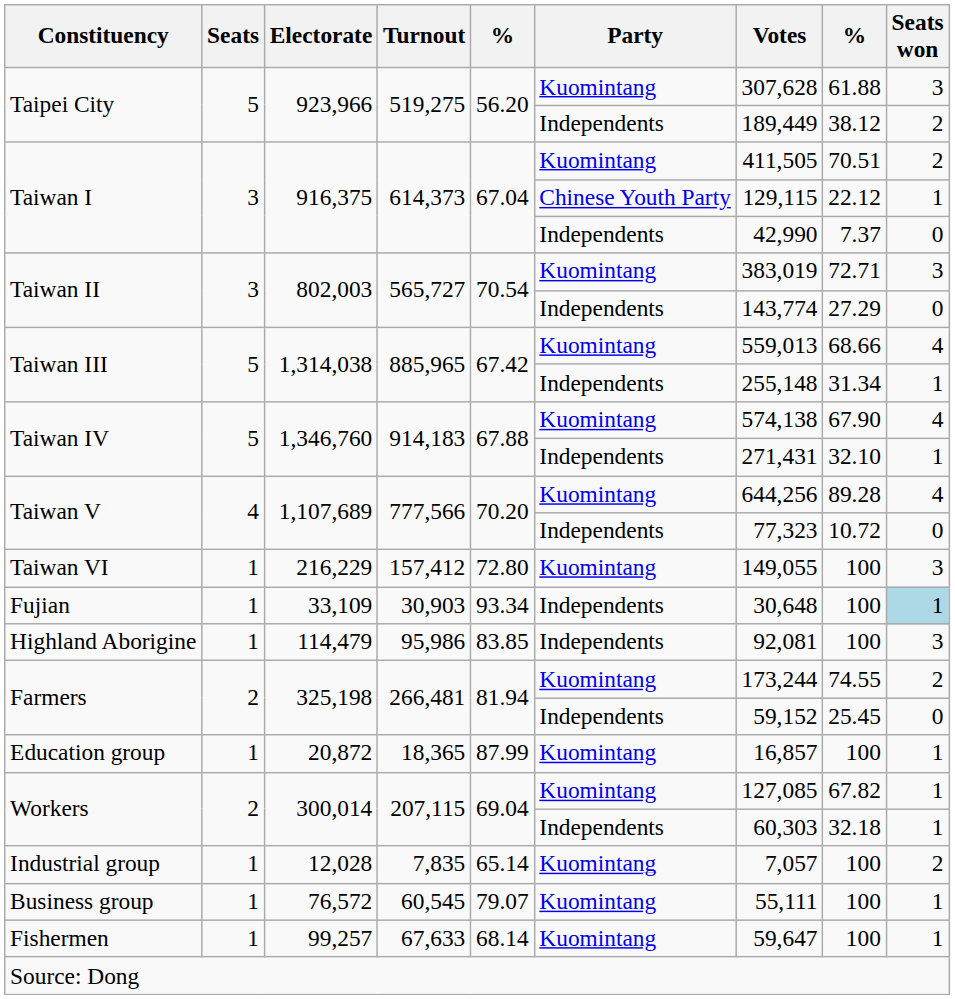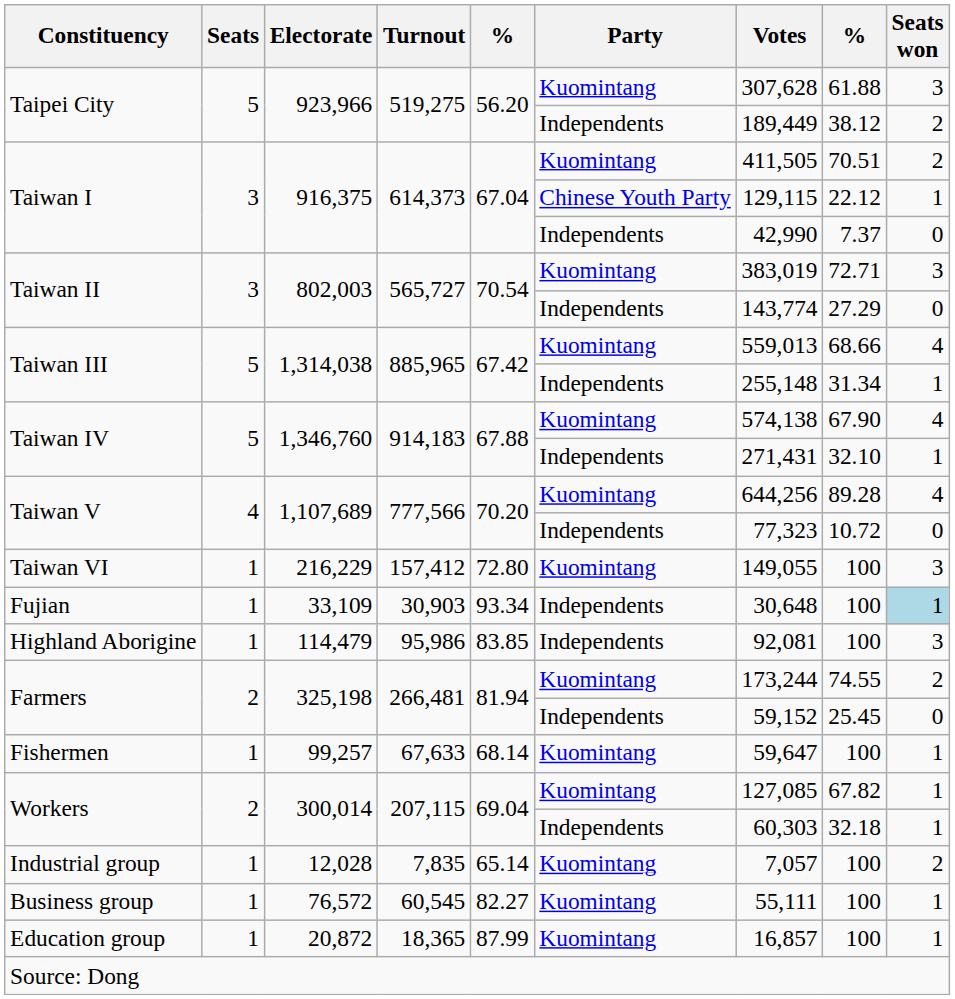rows swapped: (59, 938) <-> (88, 753)
(502, 901) 79.07 -> (502, 901) 82.27
